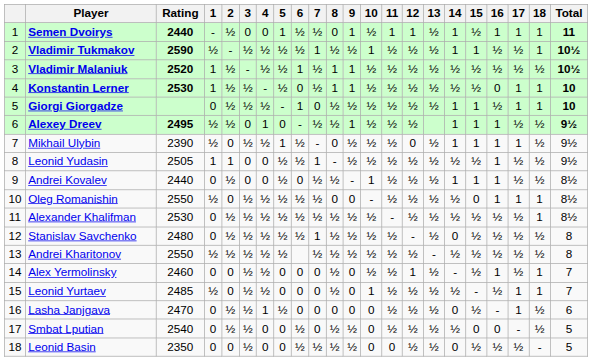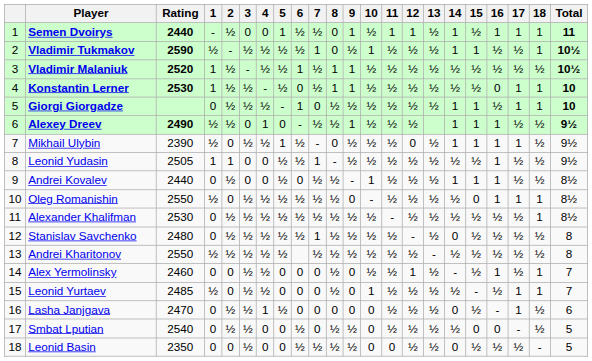(335, 50) ½ -> (335, 50) 0
(180, 124) 2495 -> (180, 124) 2490
(335, 198) 0 -> (335, 198) ½
